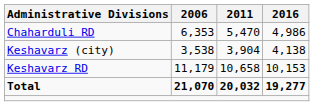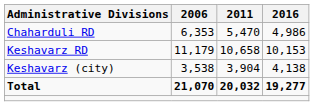rows swapped: (47, 68) <-> (61, 50)
